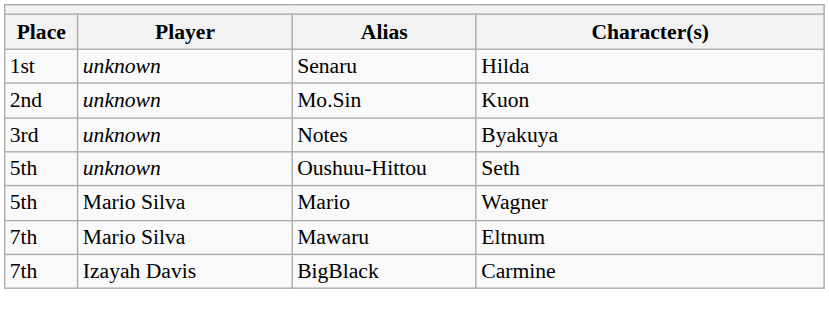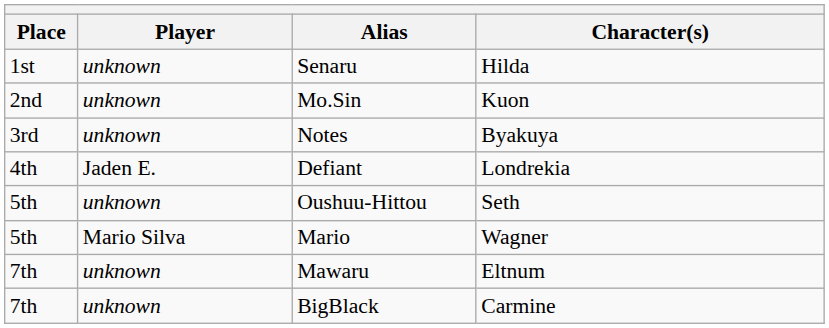+ row: (330, 168)
(134, 237) Mario Silva -> (122, 271) unknown
(139, 271) Izayah Davis -> (122, 305) unknown
